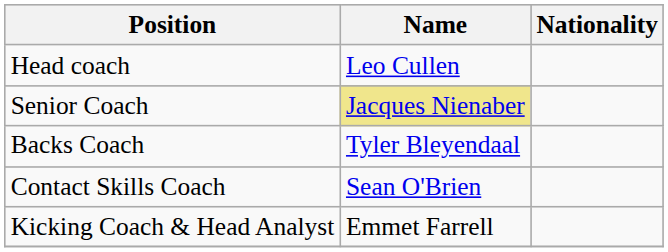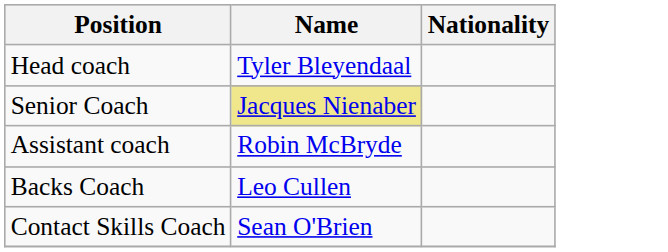(403, 65) Leo Cullen -> (324, 65) Tyler Bleyendaal
+ row: (90, 145)
(433, 145) Tyler Bleyendaal -> (294, 186) Leo Cullen
- row: (172, 226)
